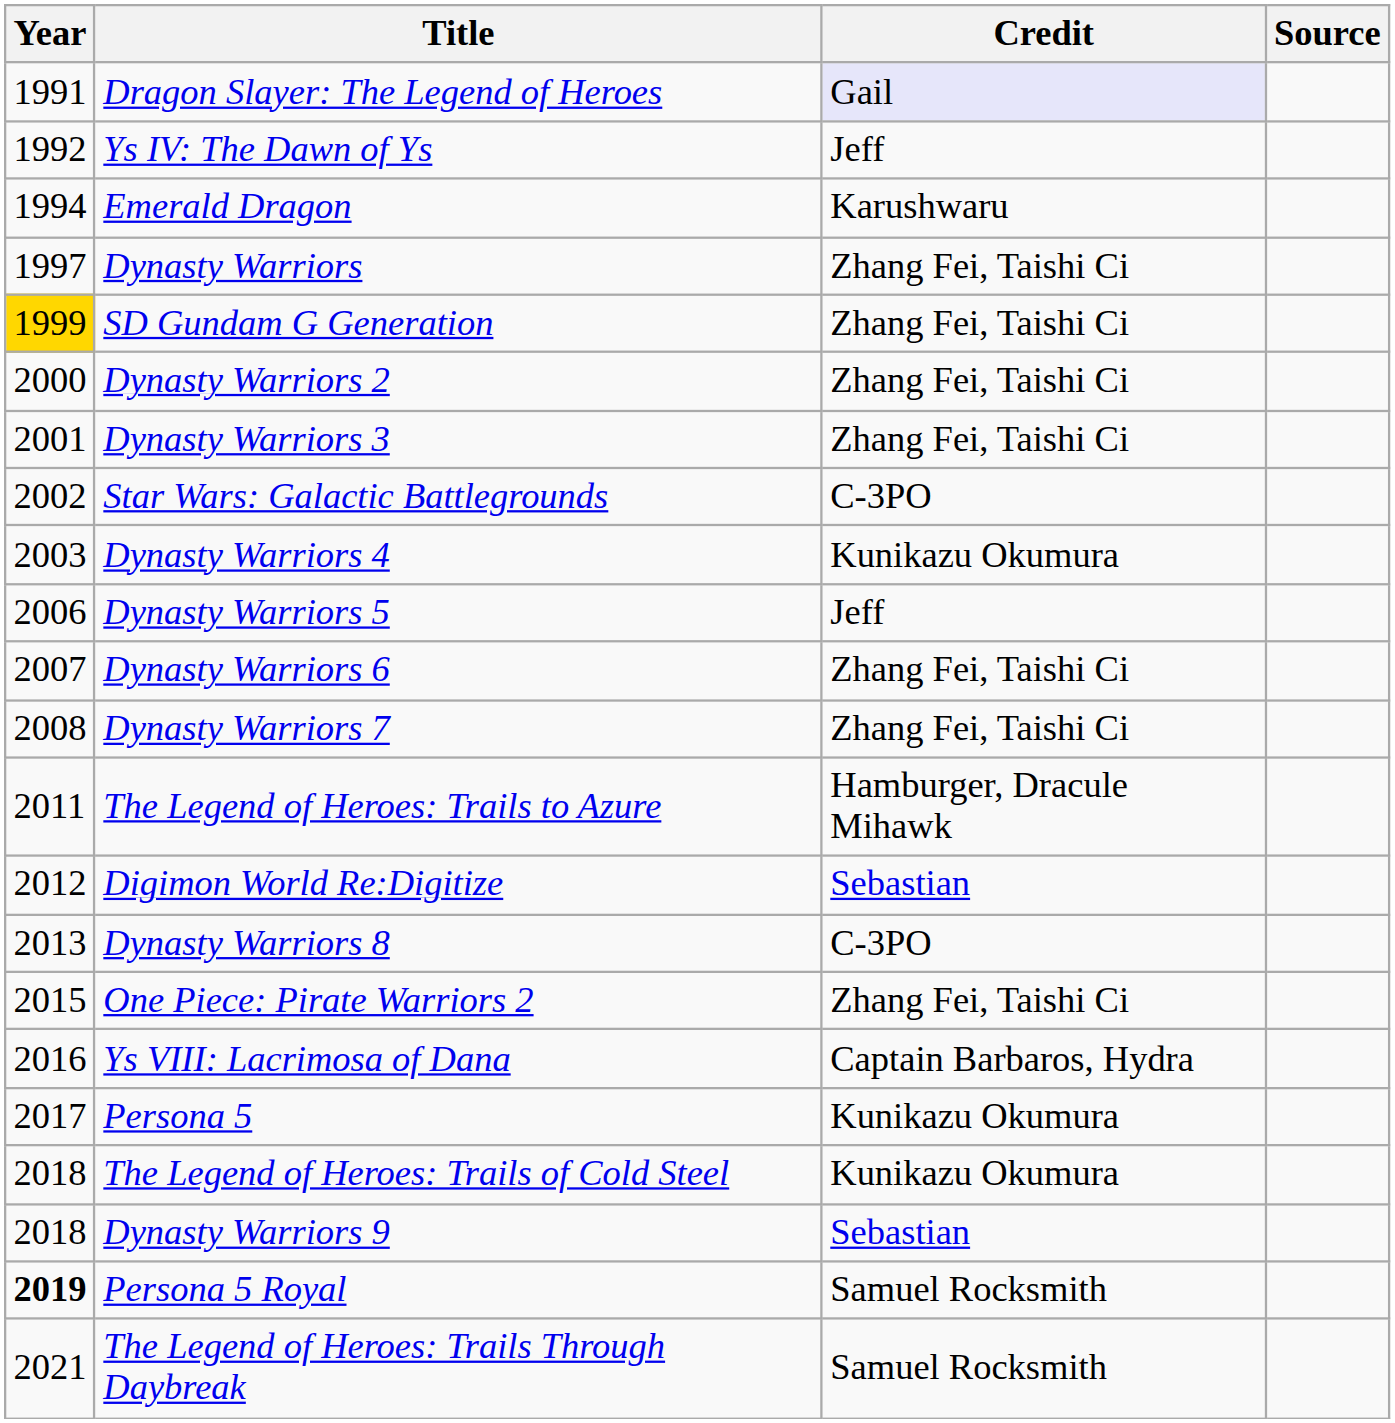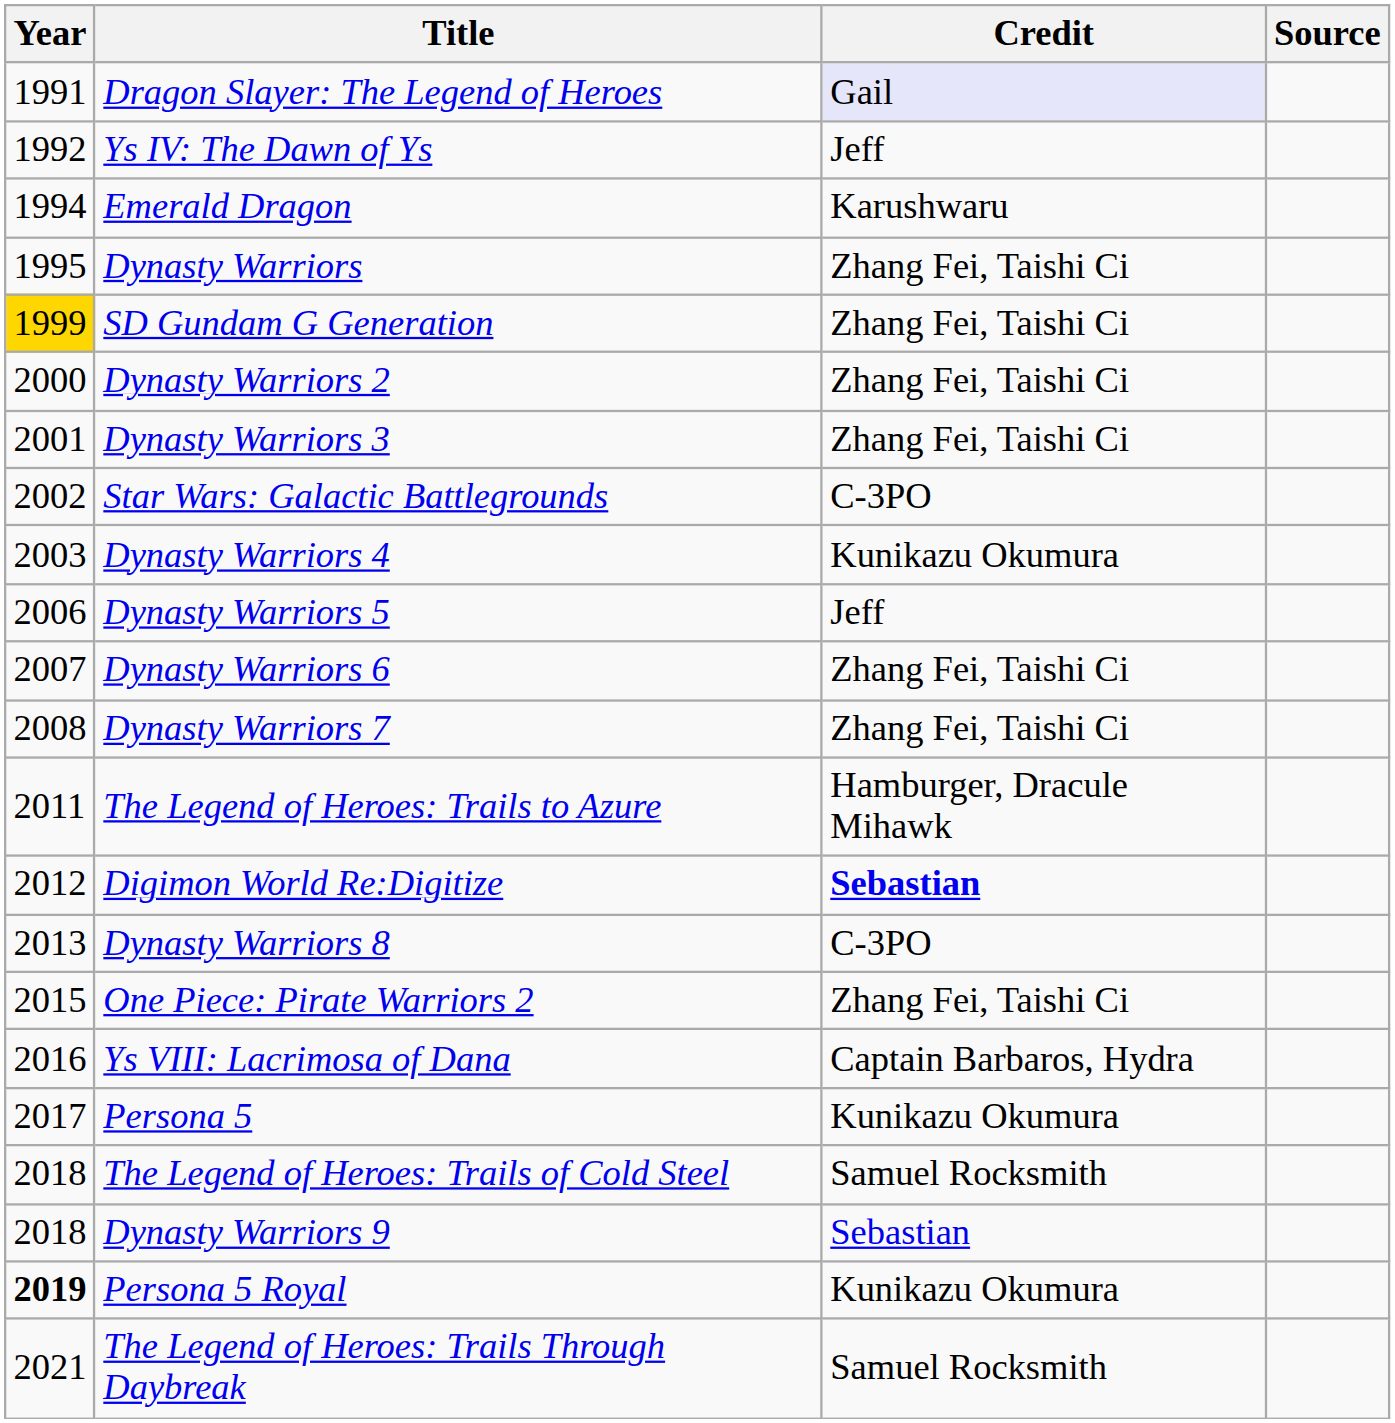(50, 264) 1997 -> (50, 264) 1995
(900, 884) normal -> (905, 884) bold
(975, 1173) Kunikazu Okumura -> (969, 1173) Samuel Rocksmith
(969, 1289) Samuel Rocksmith -> (975, 1289) Kunikazu Okumura
